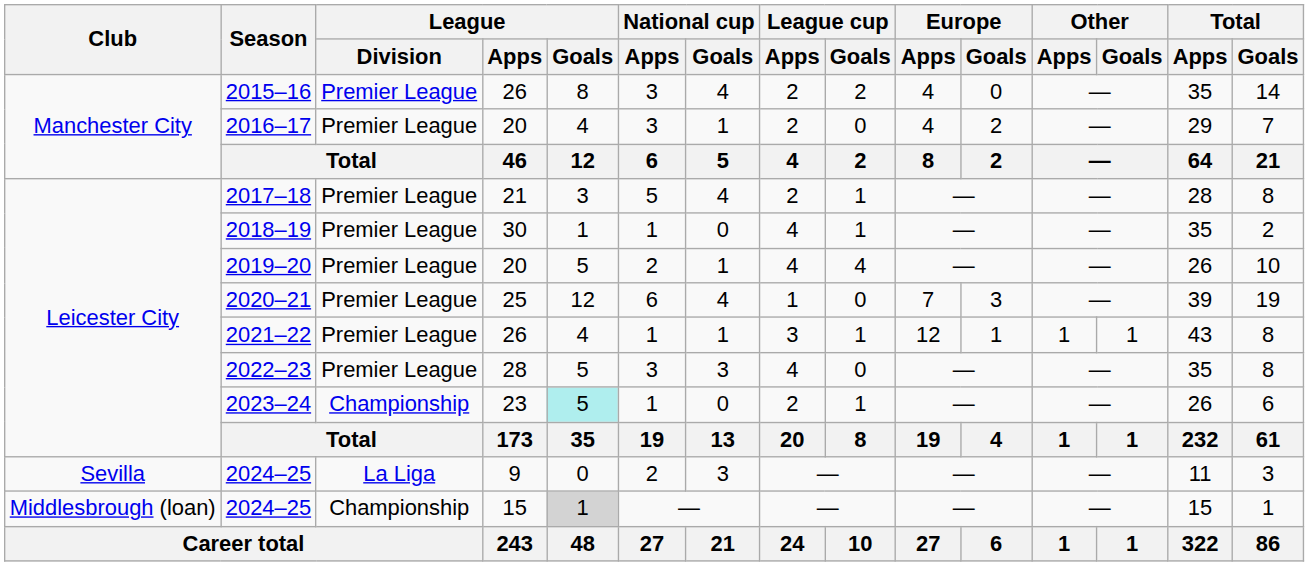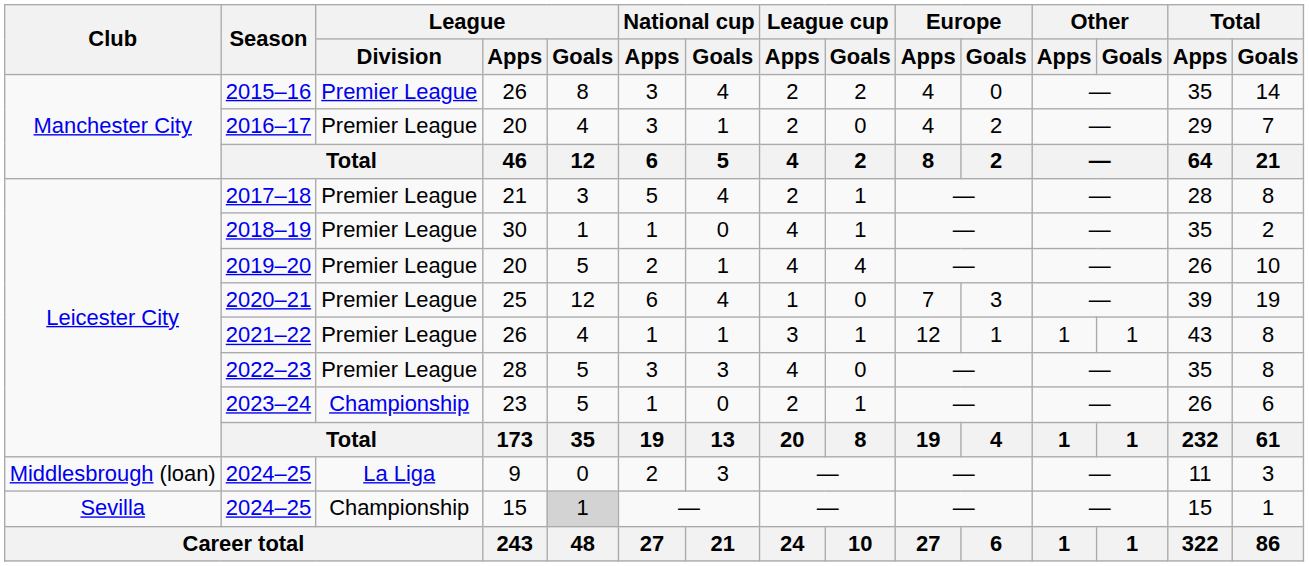(583, 404) paleturquoise background -> (583, 404) no background
(113, 473) Sevilla -> (113, 473) Middlesbrough (loan)
(113, 508) Middlesbrough (loan) -> (113, 508) Sevilla
